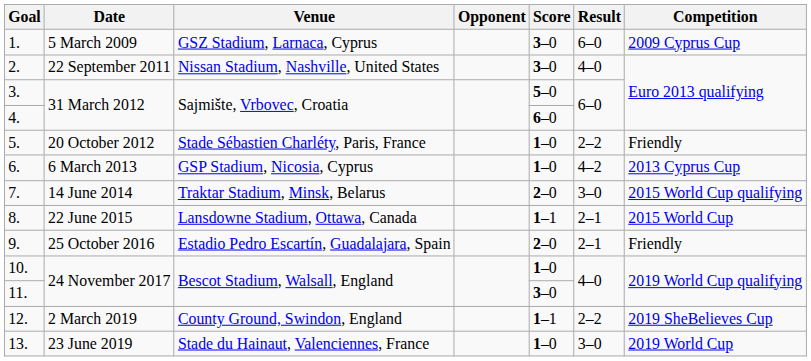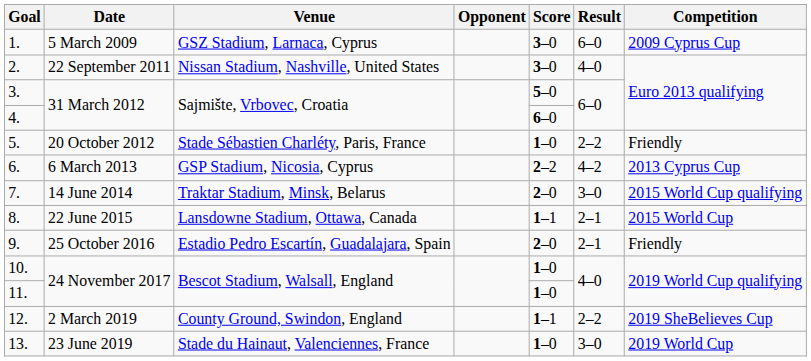(545, 167) 1–0 -> (545, 167) 2–2
(545, 293) 3–0 -> (545, 293) 1–0
